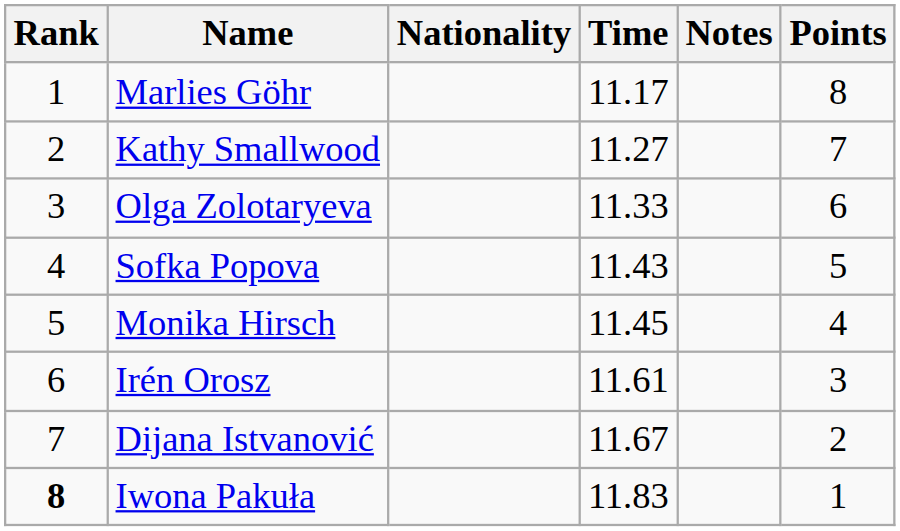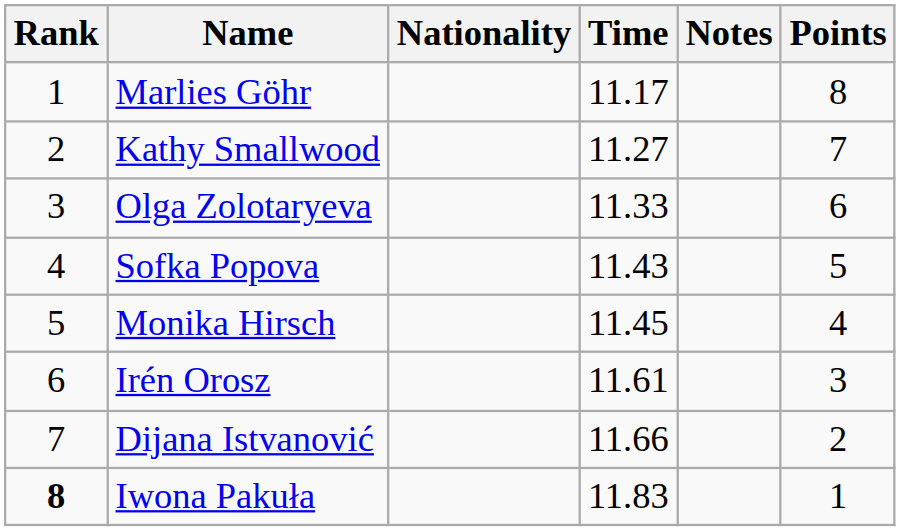(628, 438) 11.67 -> (628, 438) 11.66
